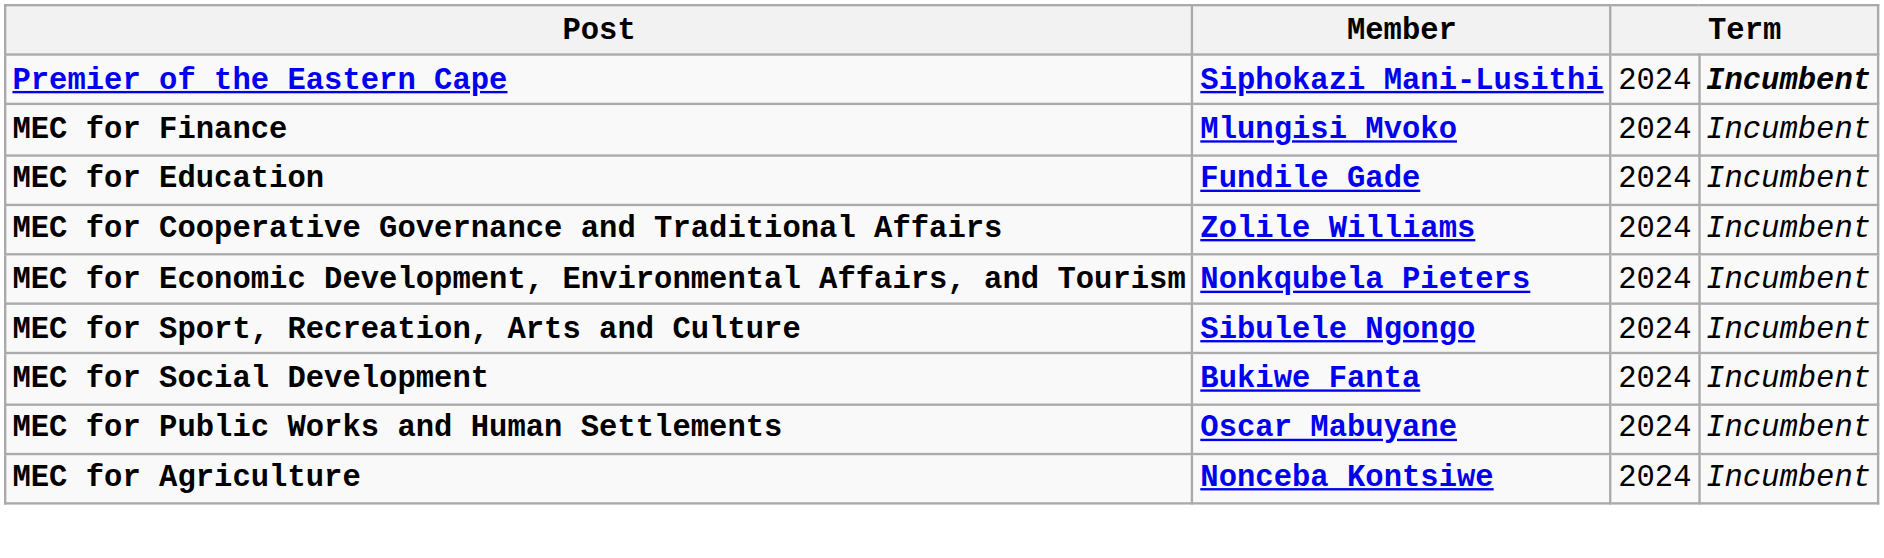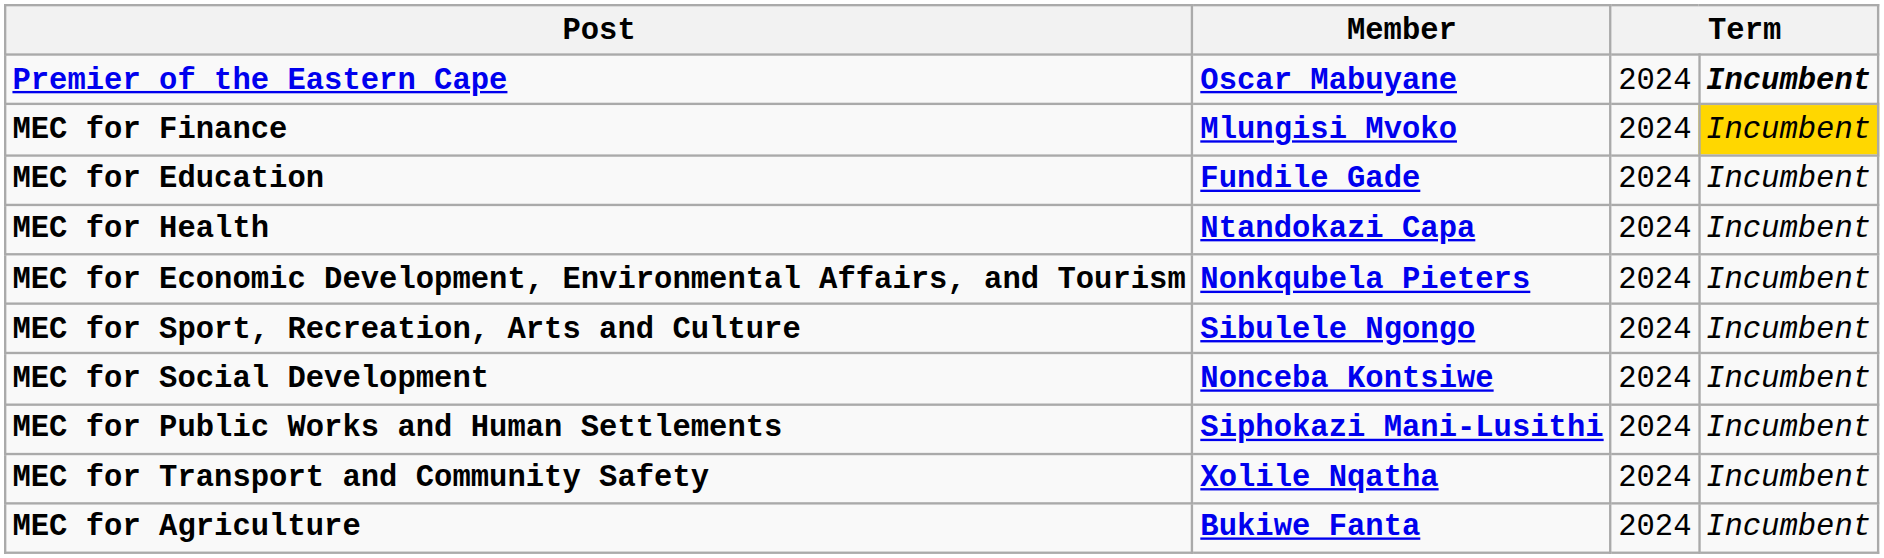(1402, 80) Siphokazi Mani-Lusithi -> (1329, 80) Oscar Mabuyane
(1789, 130) no background -> (1789, 130) gold background
+ row: (141, 229)
- row: (507, 229)
(1310, 379) Bukiwe Fanta -> (1347, 379) Nonceba Kontsiwe
(1329, 428) Oscar Mabuyane -> (1402, 428) Siphokazi Mani-Lusithi
+ row: (361, 478)
(1347, 478) Nonceba Kontsiwe -> (1310, 528) Bukiwe Fanta
